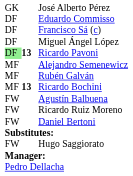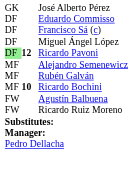(26, 53) 13 -> (26, 53) 12
(26, 87) 13 -> (26, 87) 10
- row: (67, 121)
- row: (71, 144)
